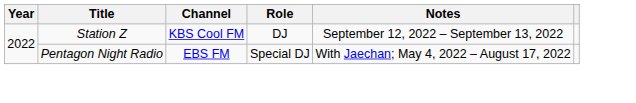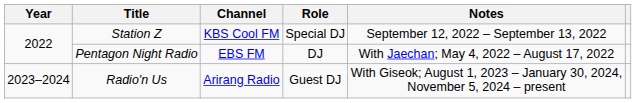(280, 34) DJ -> (315, 34) Special DJ
(280, 53) Special DJ -> (315, 53) DJ
+ row: (137, 80)
